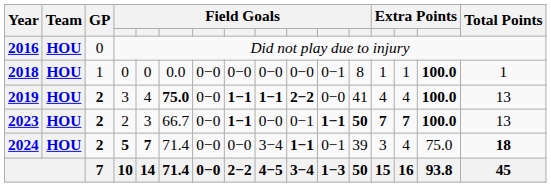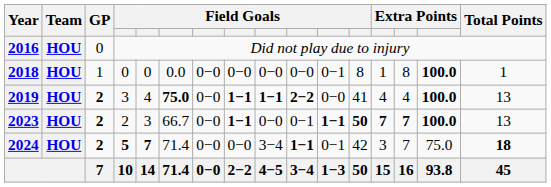(406, 72) 1 -> (406, 72) 8
(360, 145) 39 -> (360, 145) 42
(406, 145) 4 -> (406, 145) 7
